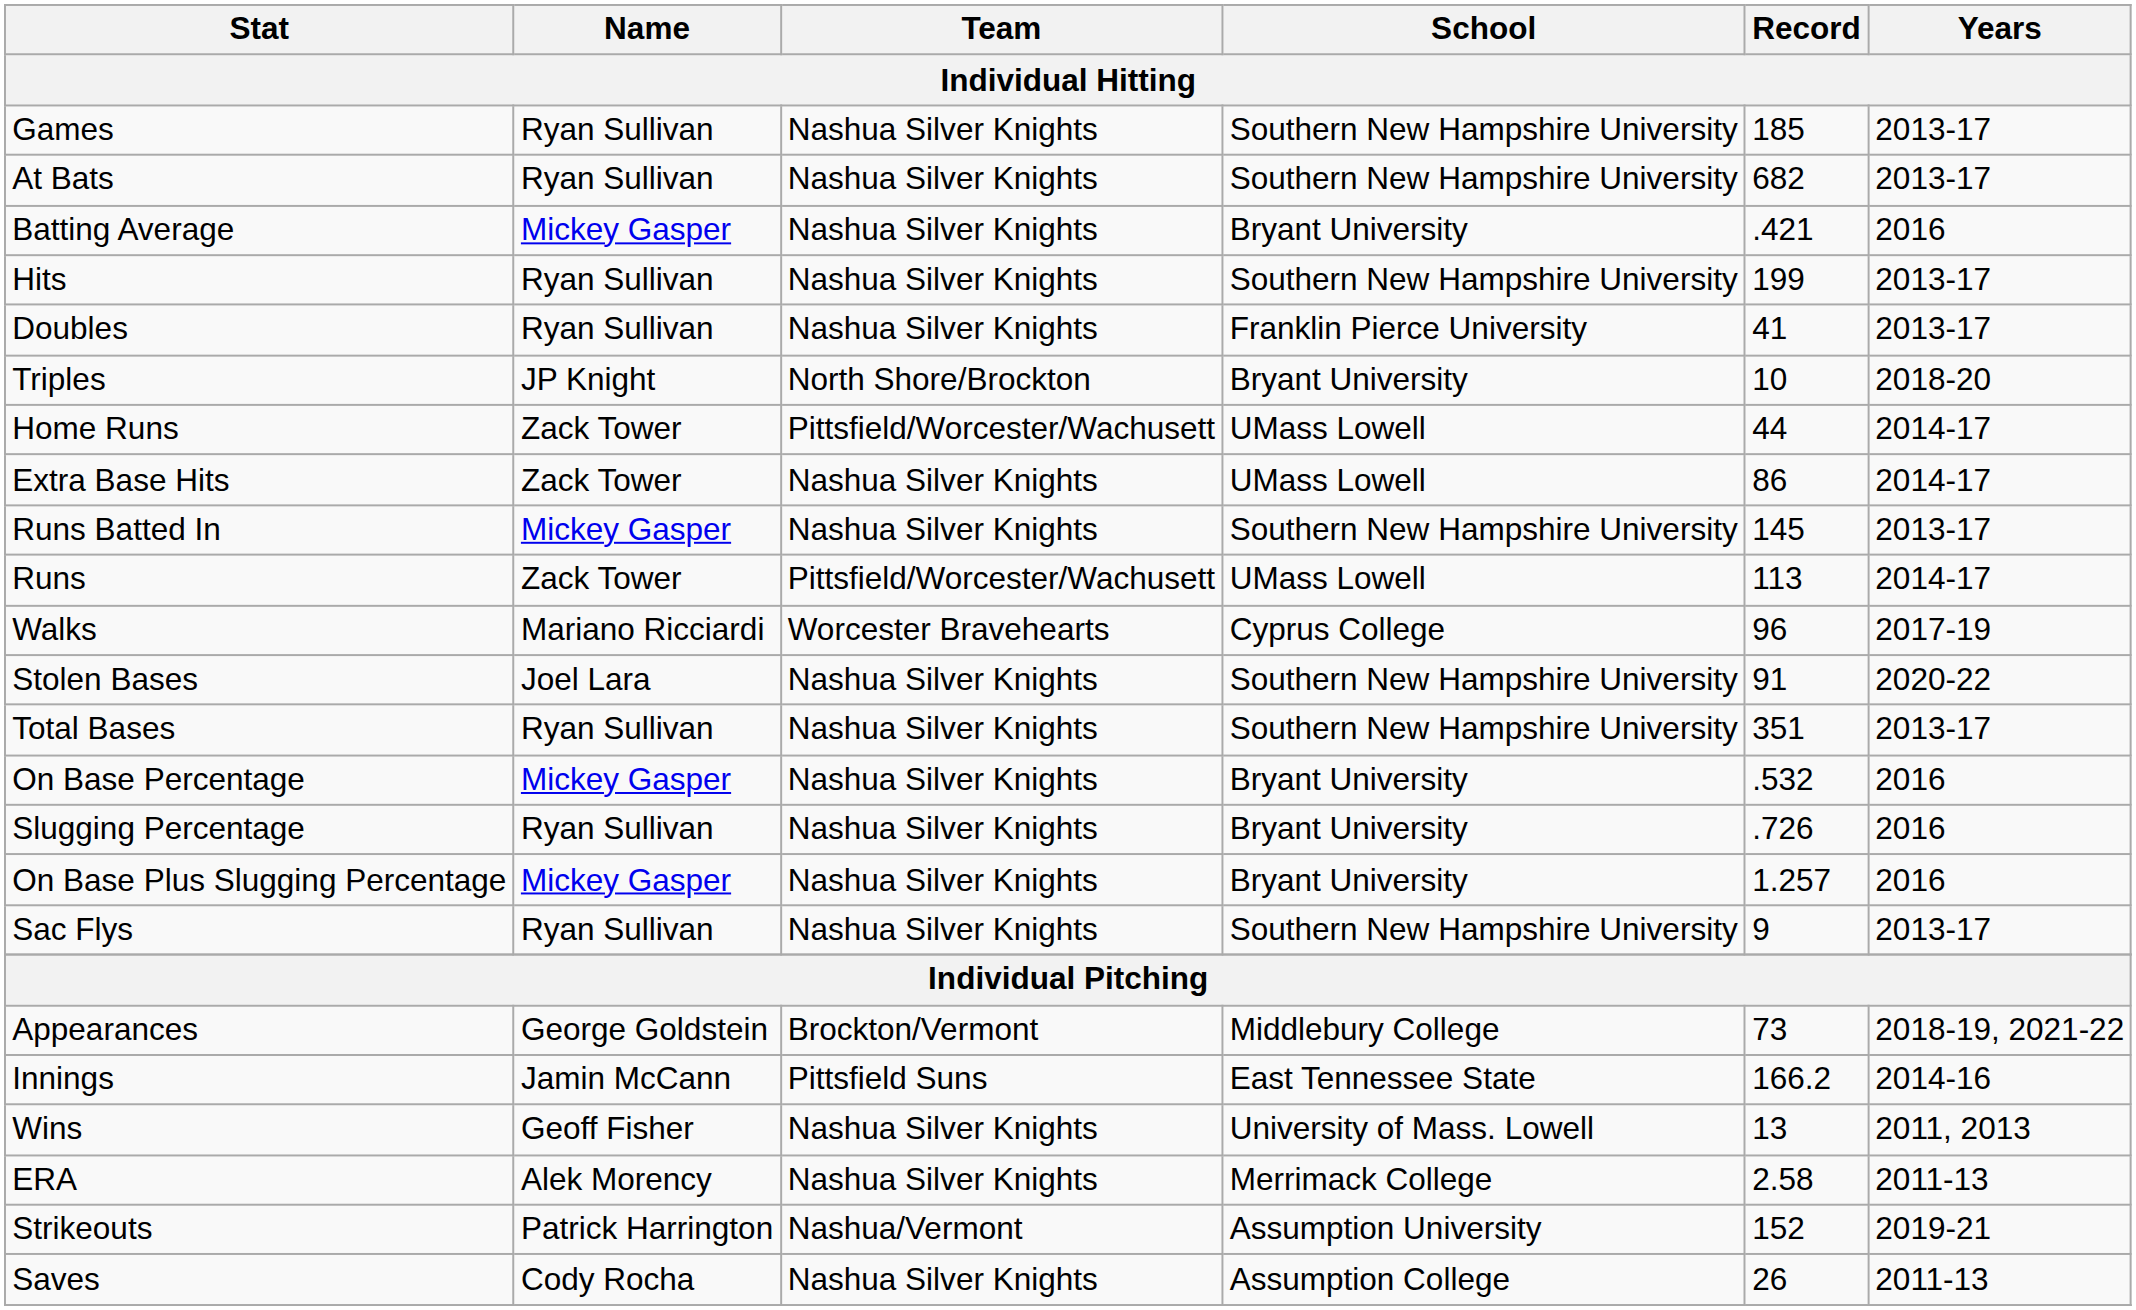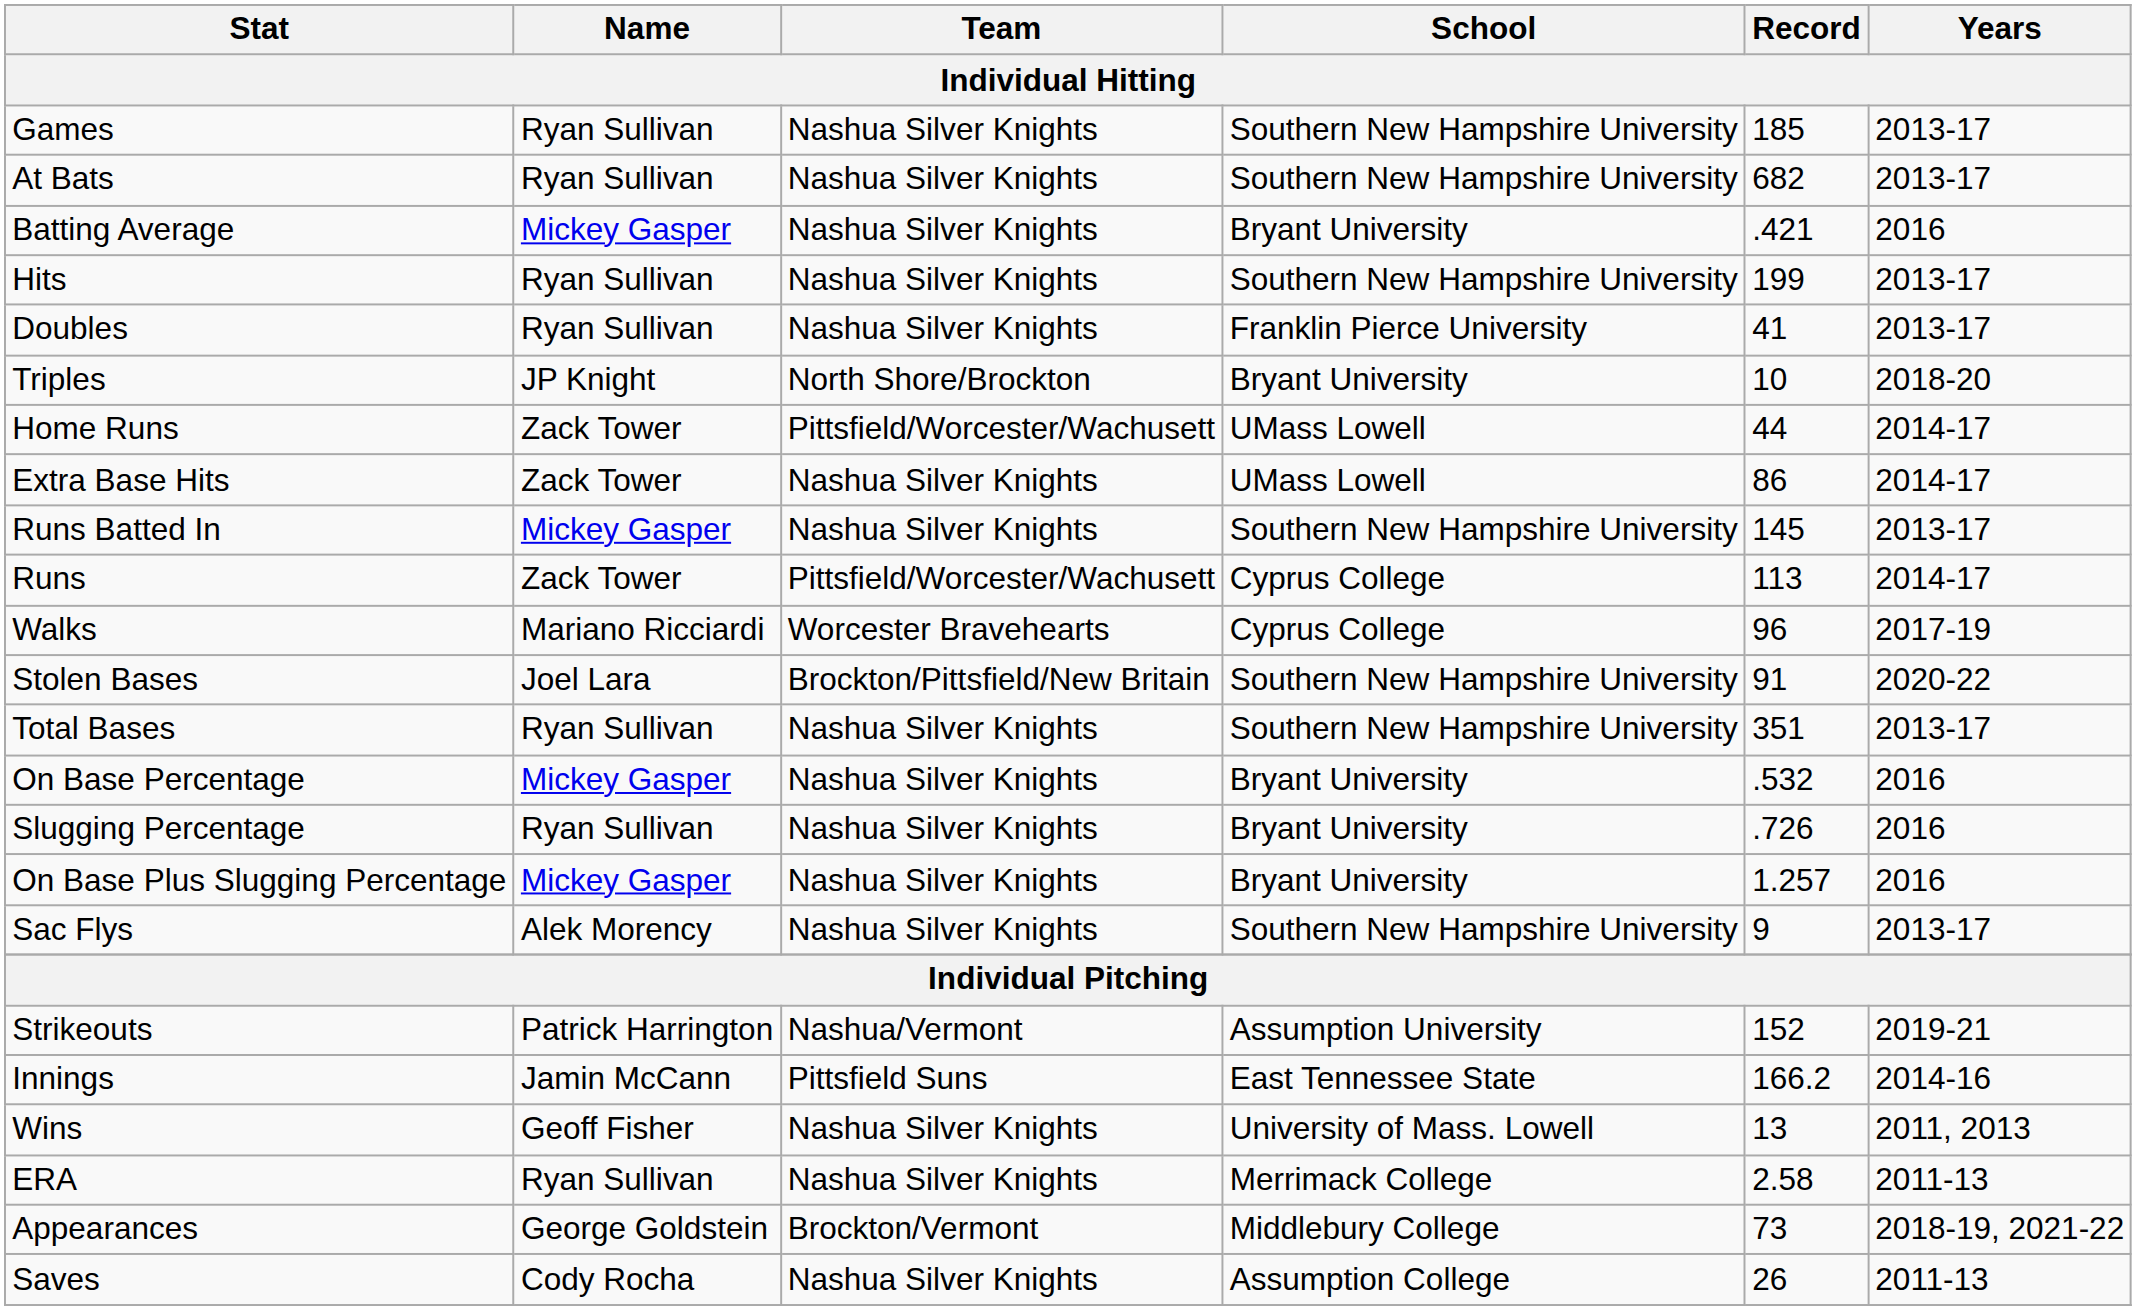(1328, 579) UMass Lowell -> (1337, 579) Cyprus College
(943, 679) Nashua Silver Knights -> (999, 679) Brockton/Pittsfield/New Britain
(617, 929) Ryan Sullivan -> (616, 929) Alek Morency
rows swapped: (105, 1029) <-> (82, 1229)
(616, 1179) Alek Morency -> (617, 1179) Ryan Sullivan
